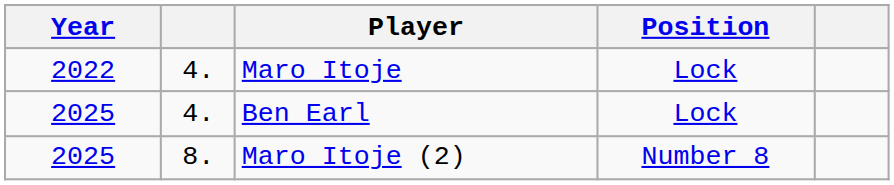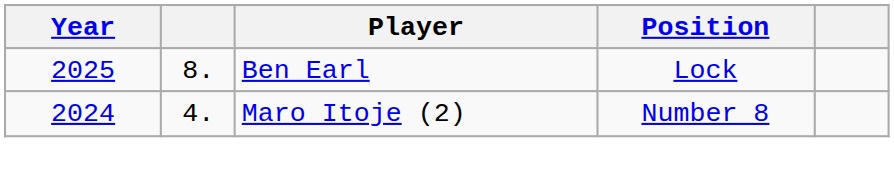- row: (322, 70)
(198, 114) 4. -> (198, 70) 8.
(83, 157) 2025 -> (83, 114) 2024
(198, 157) 8. -> (198, 114) 4.
